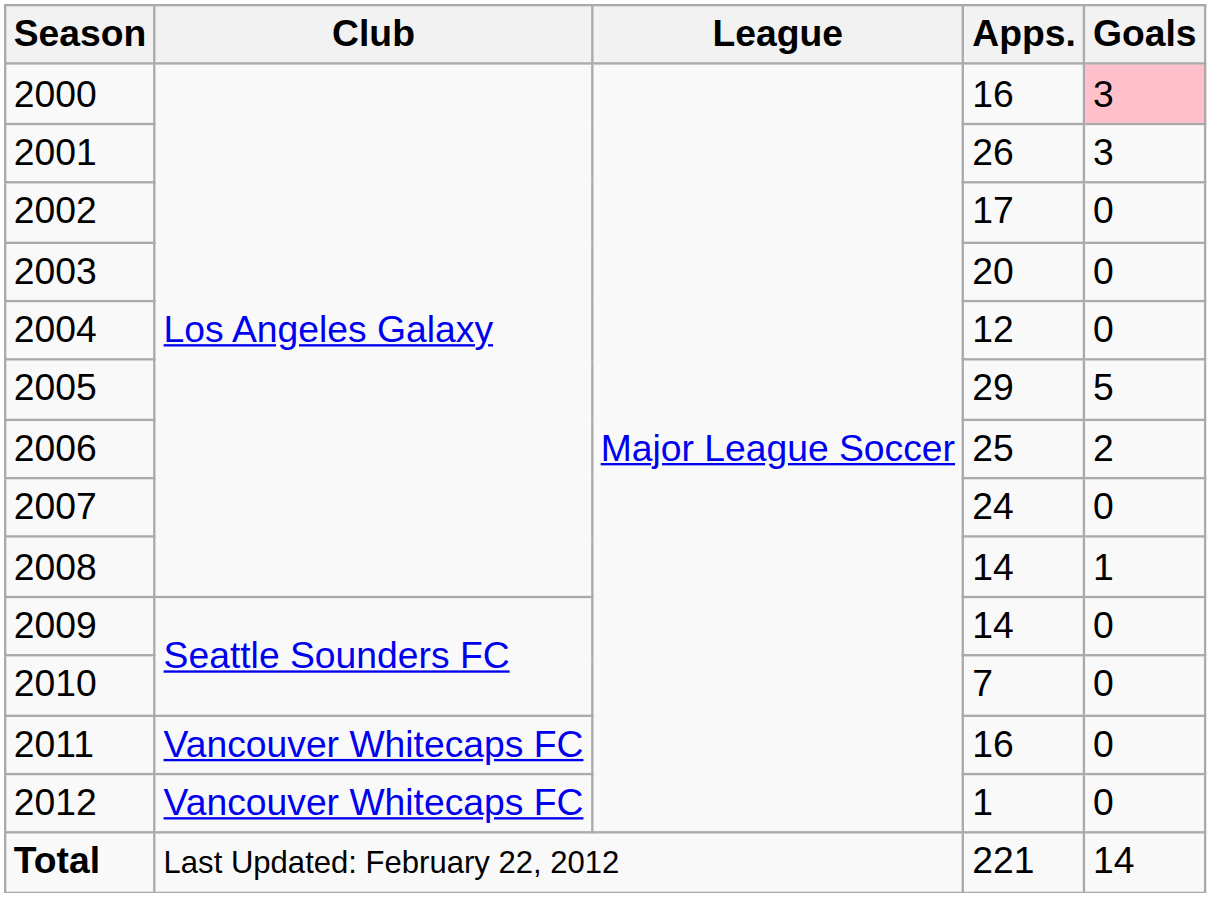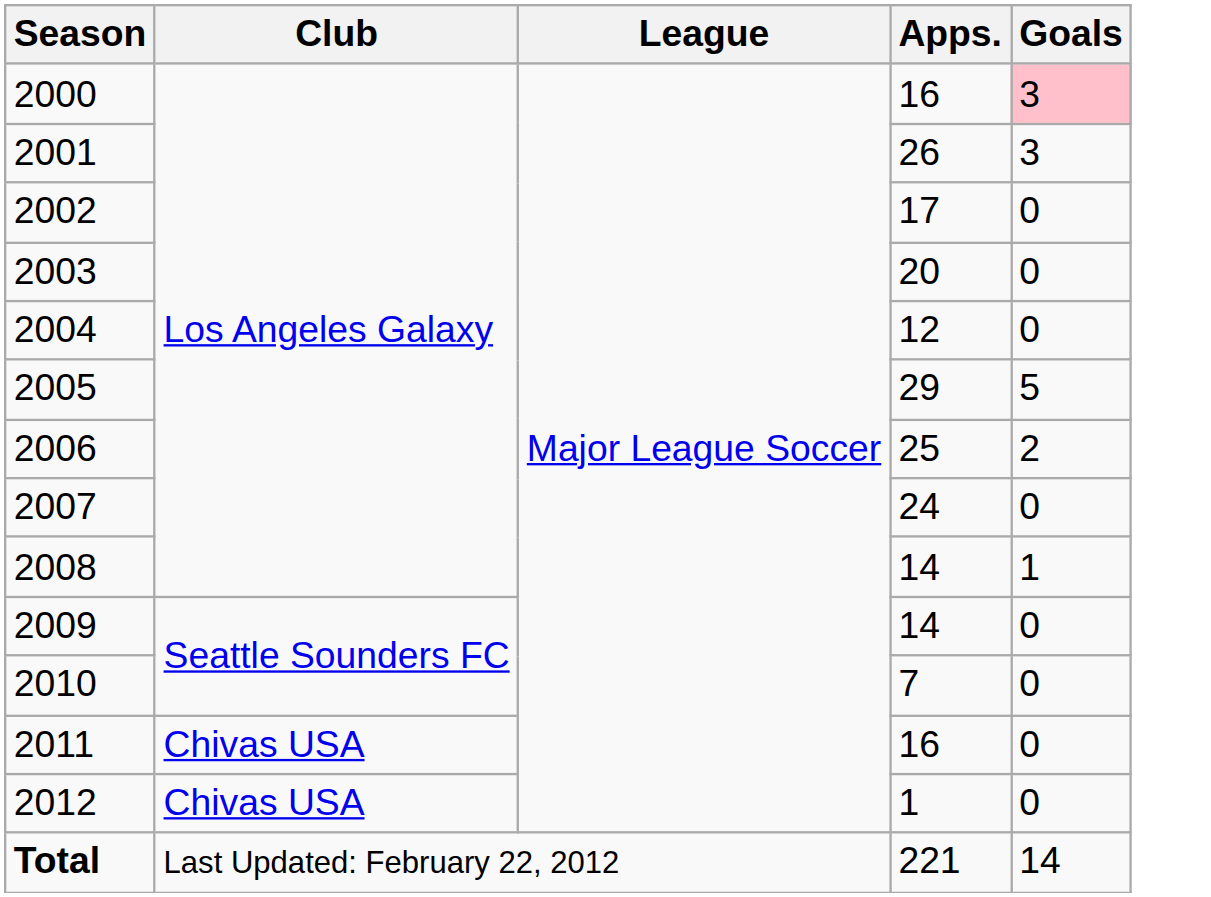(374, 743) Vancouver Whitecaps FC -> (264, 743) Chivas USA
(374, 802) Vancouver Whitecaps FC -> (264, 802) Chivas USA
